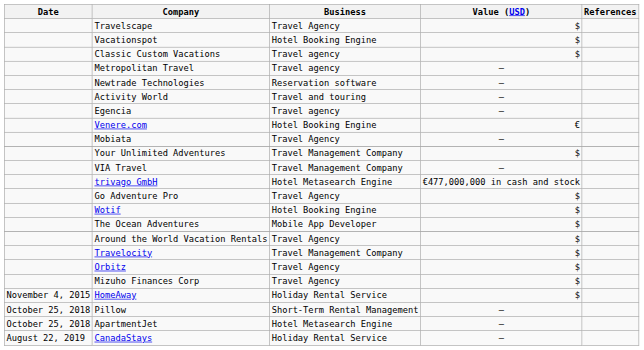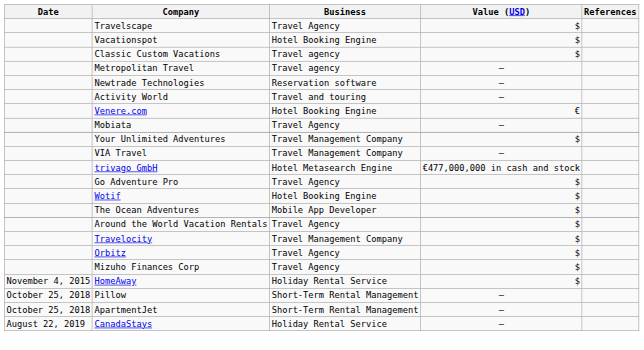- row: (113, 111)
(332, 324) Hotel Metasearch Engine -> (345, 310) Short-Term Rental Management
